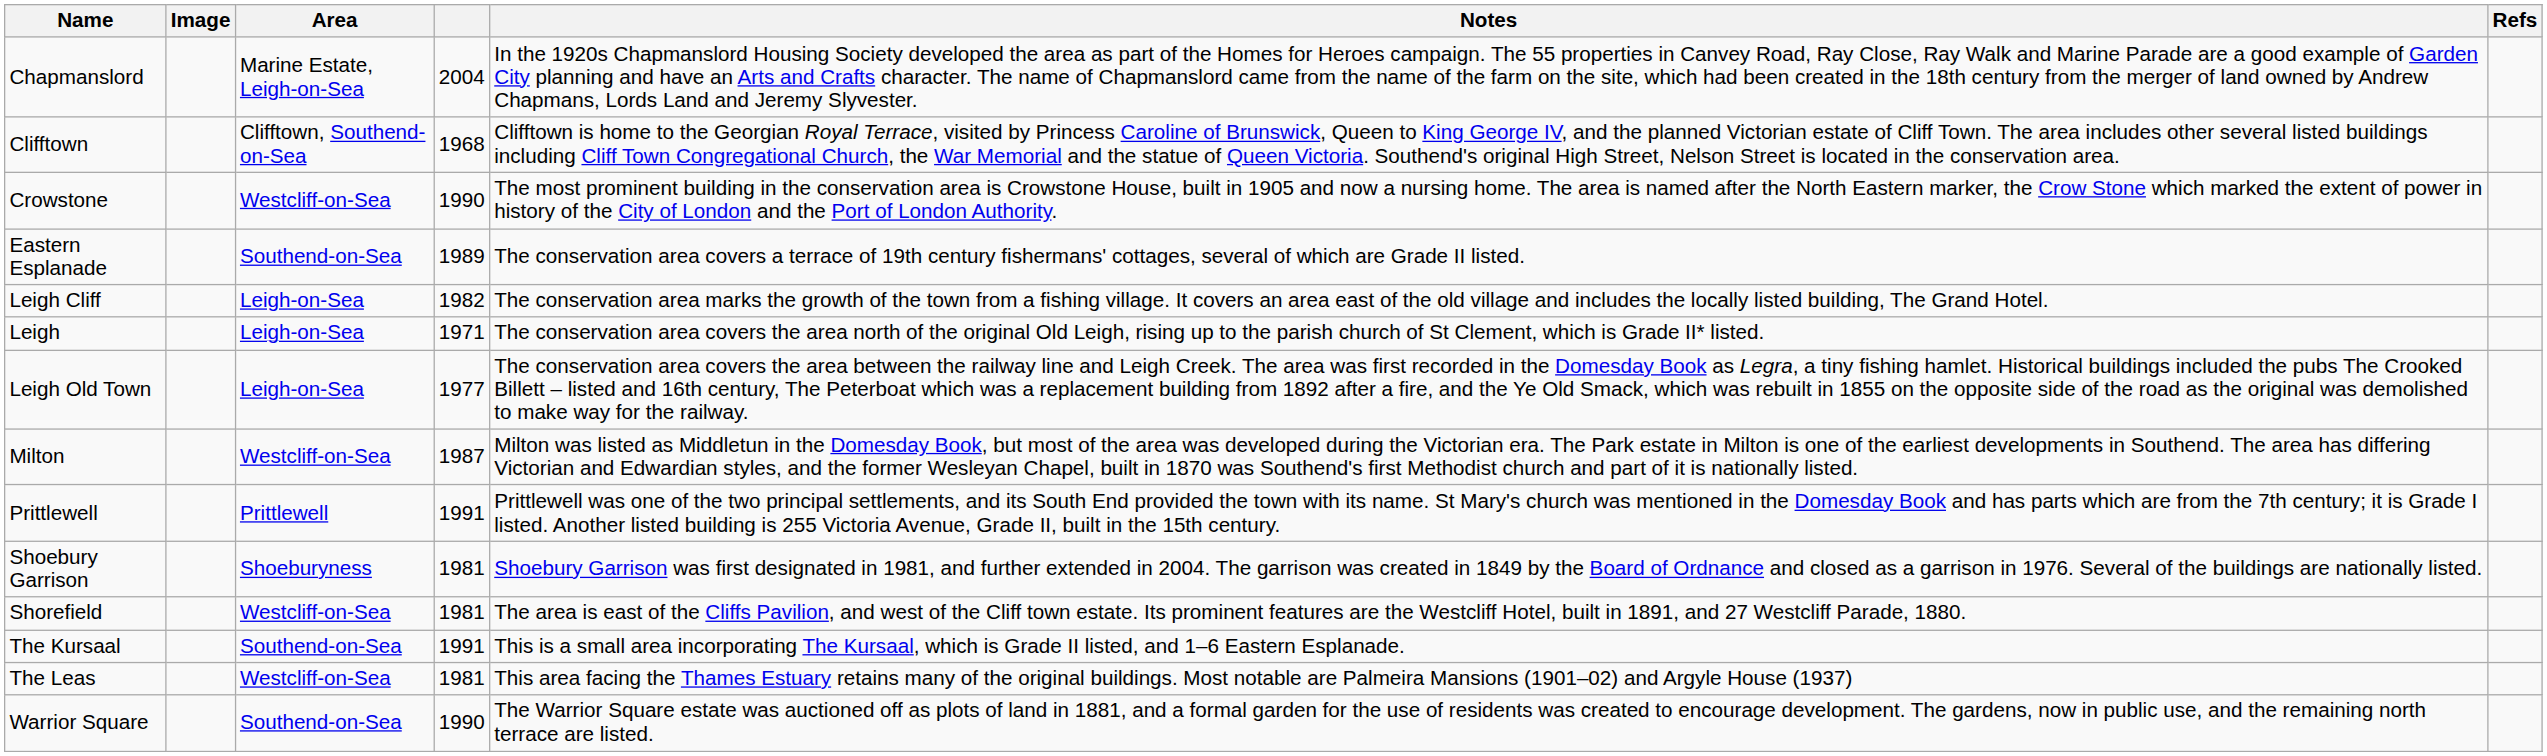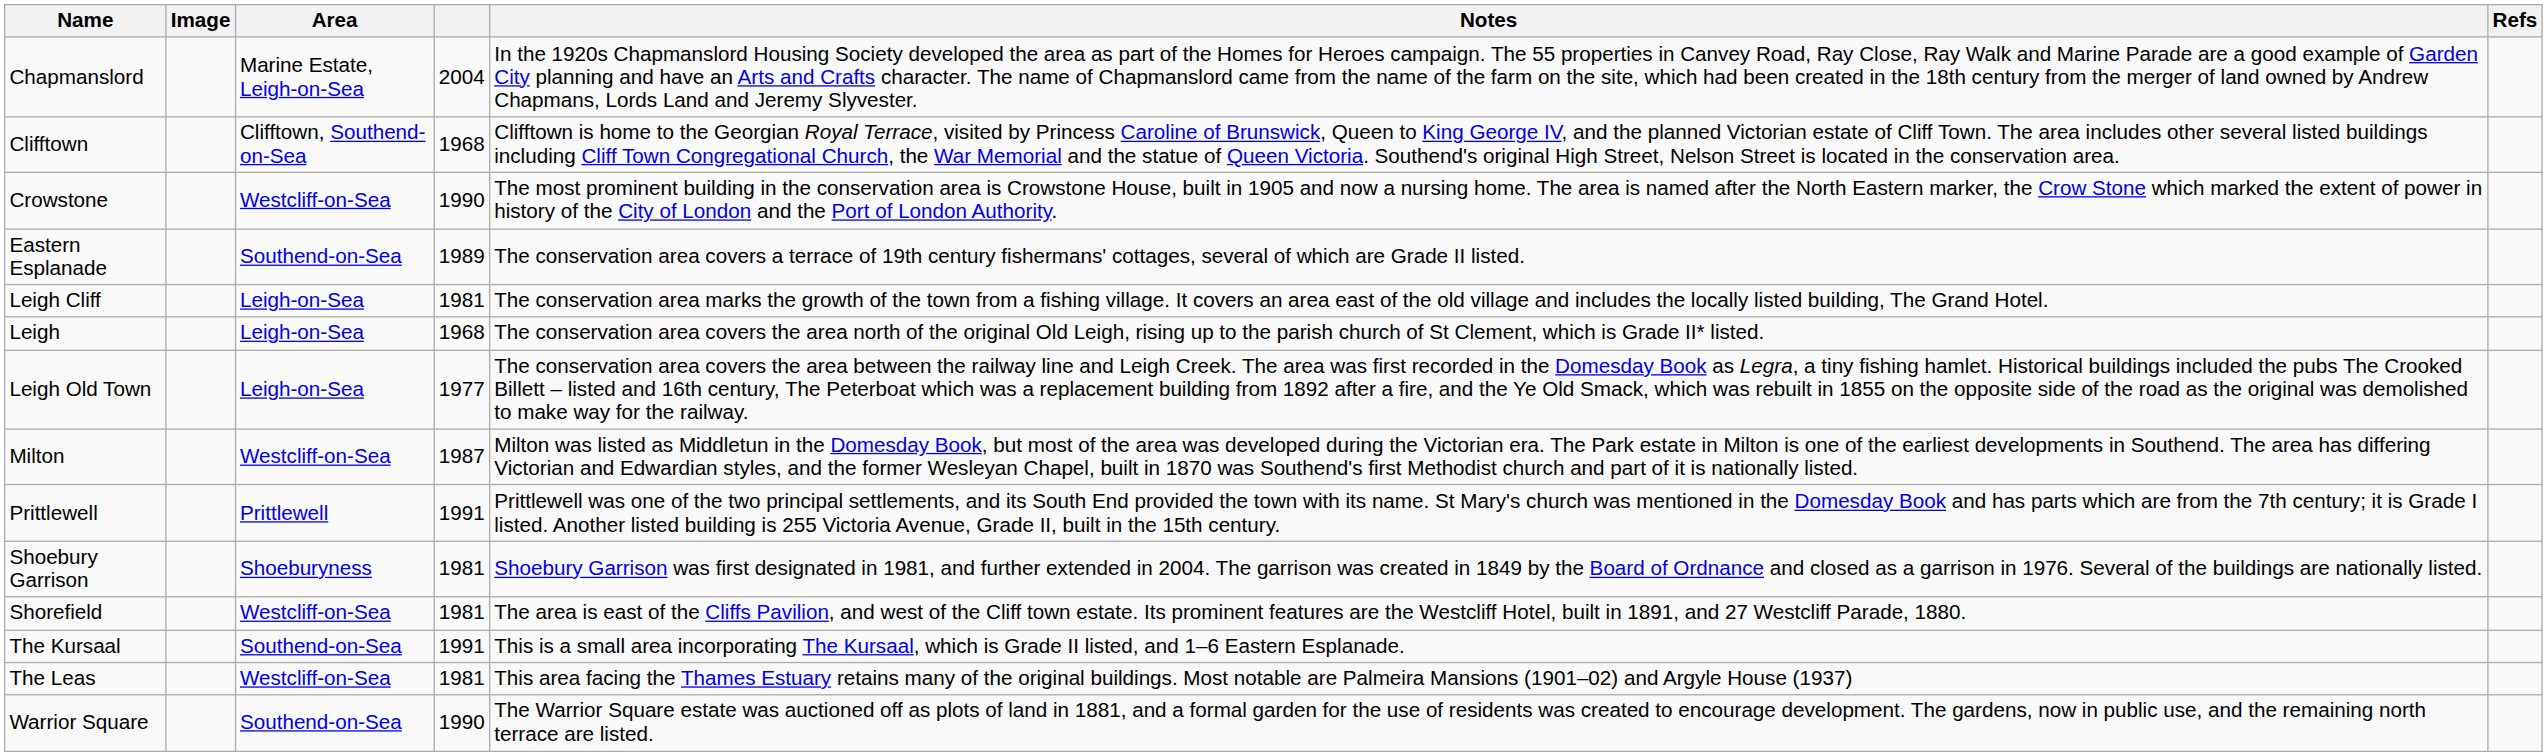(462, 300) 1982 -> (462, 300) 1981
(462, 333) 1971 -> (462, 333) 1968
